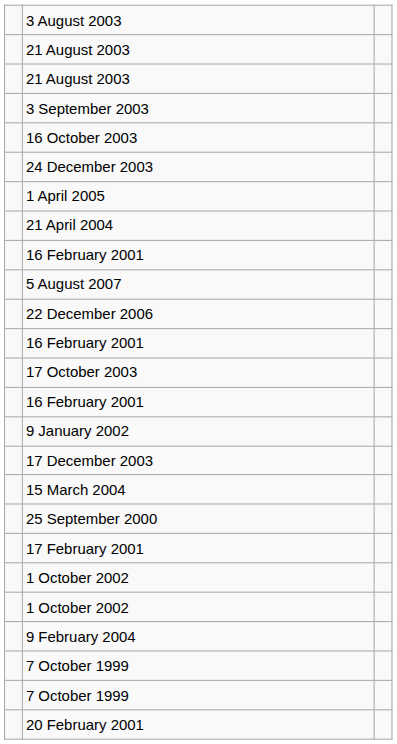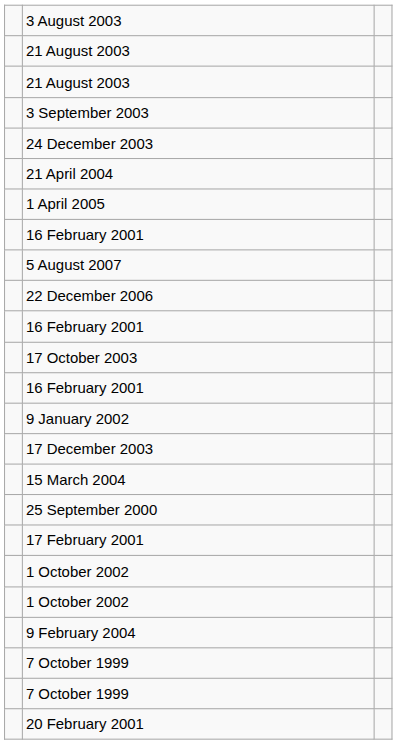- row: (13, 138)
rows swapped: (13, 226) <-> (13, 196)
